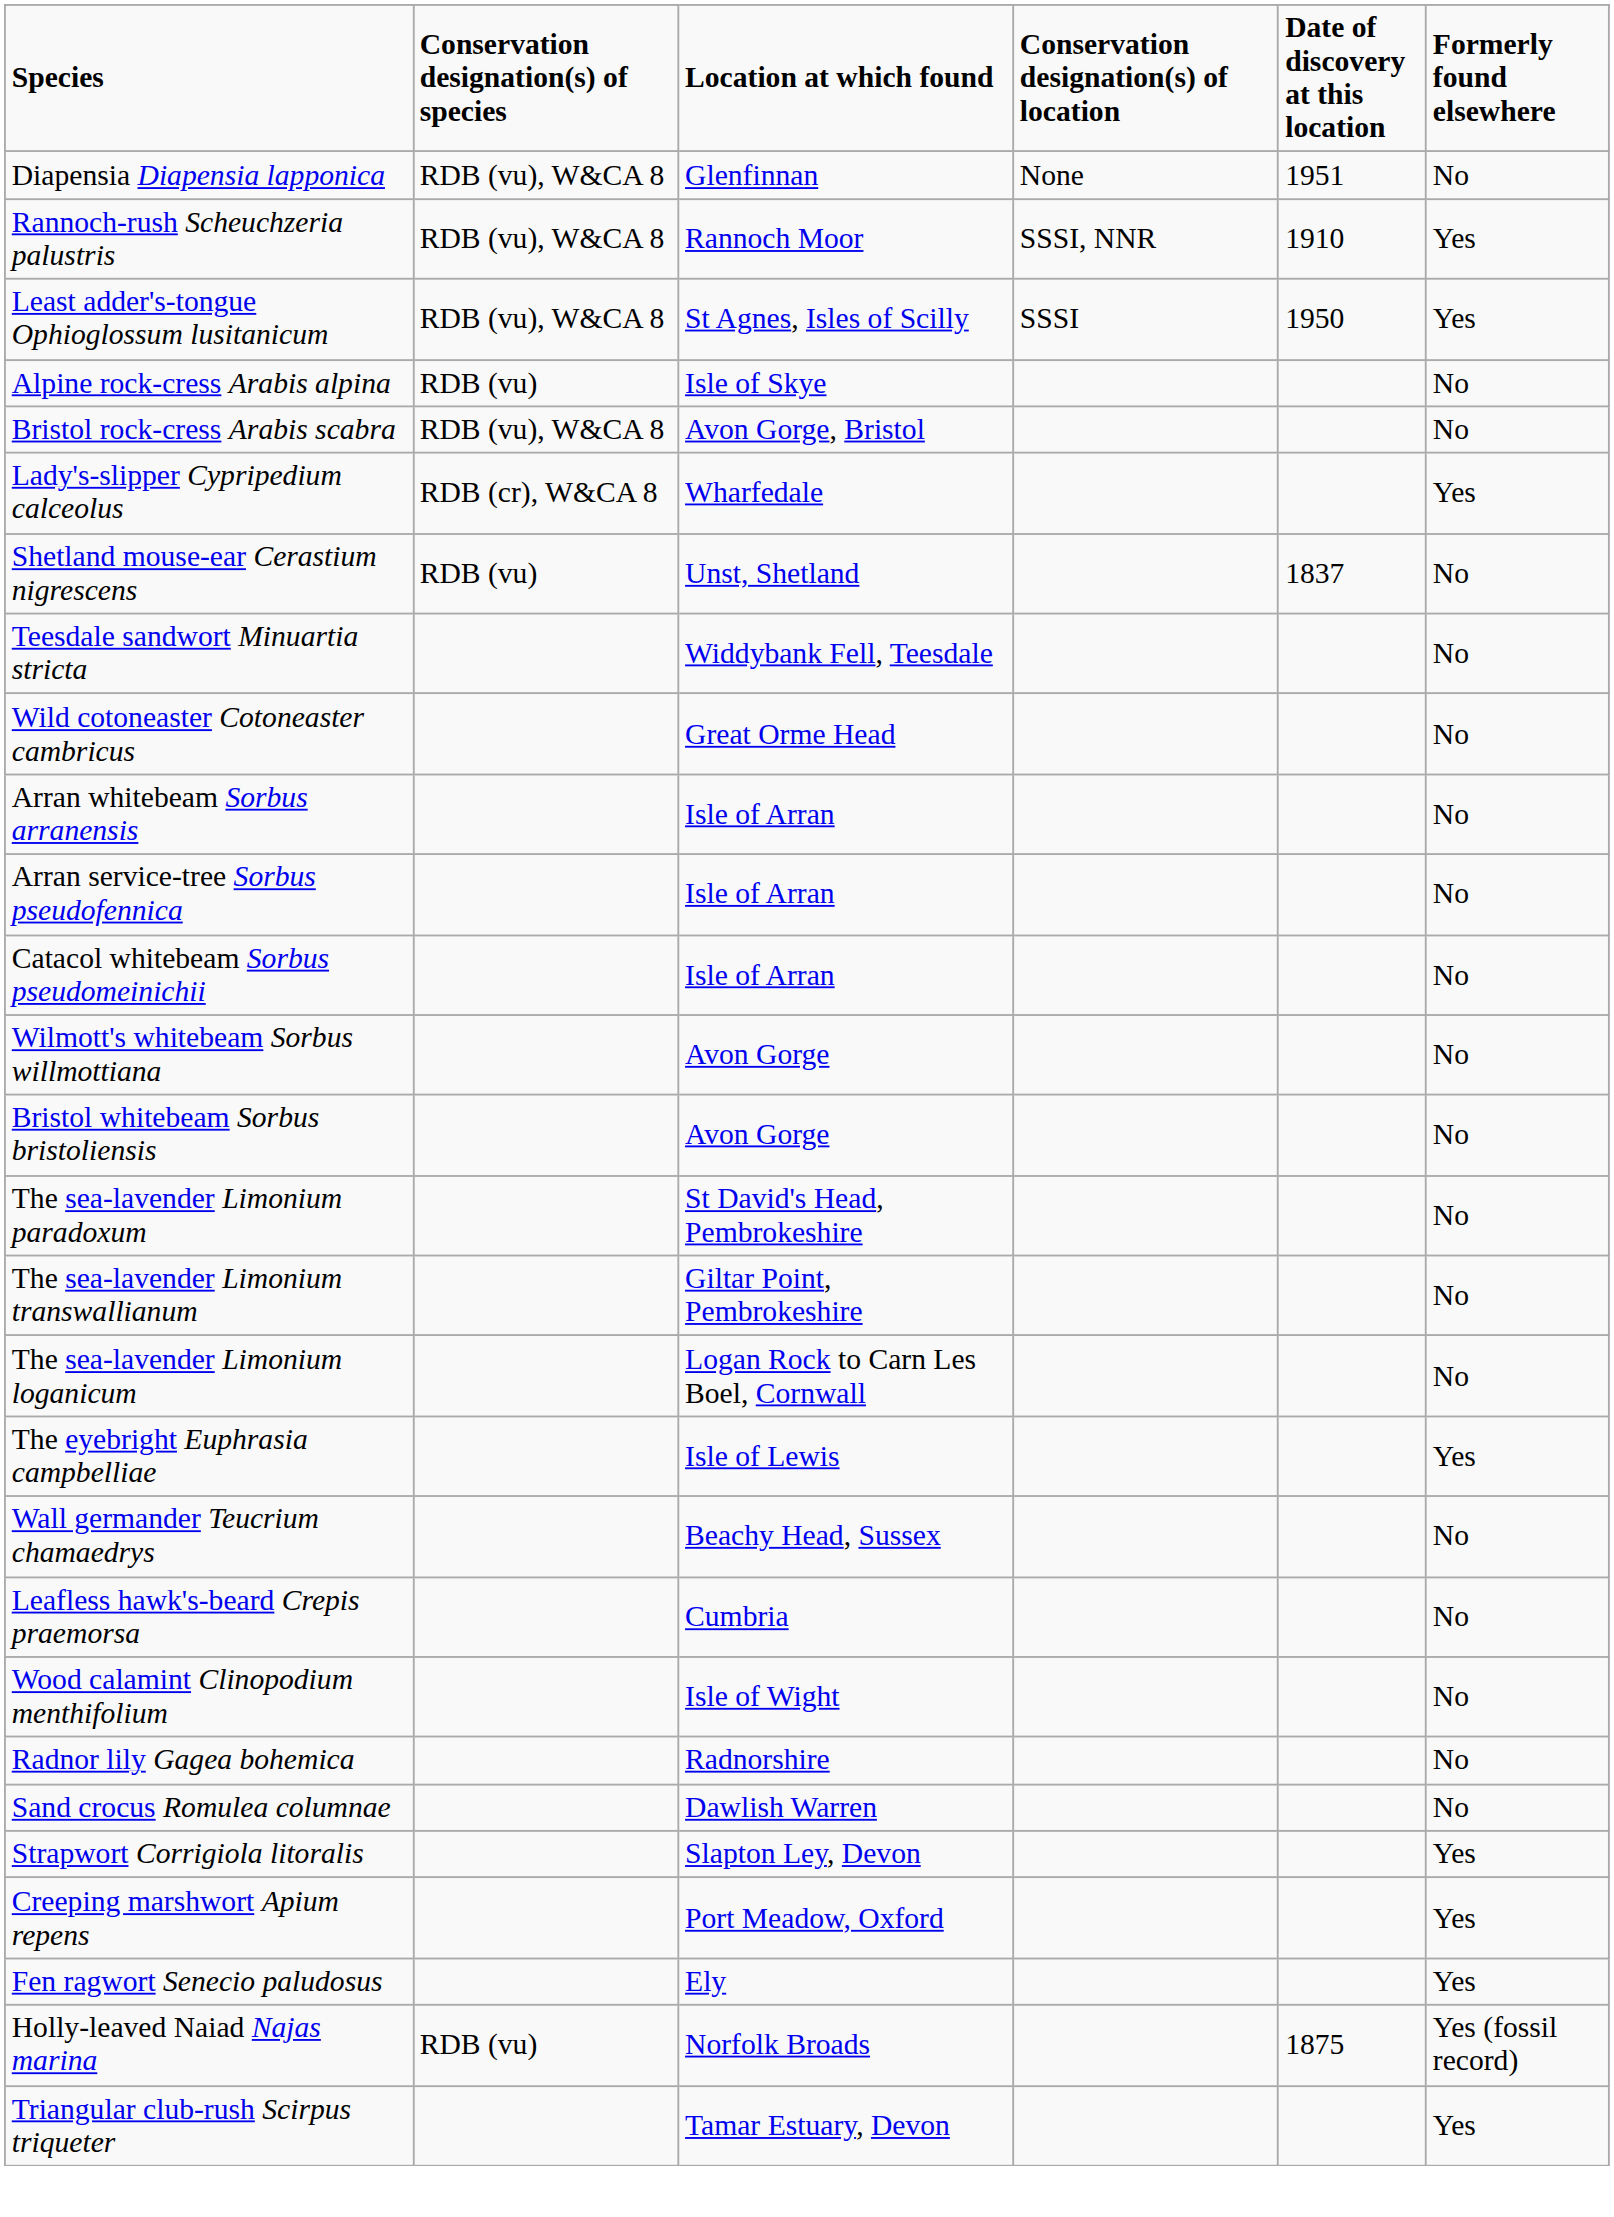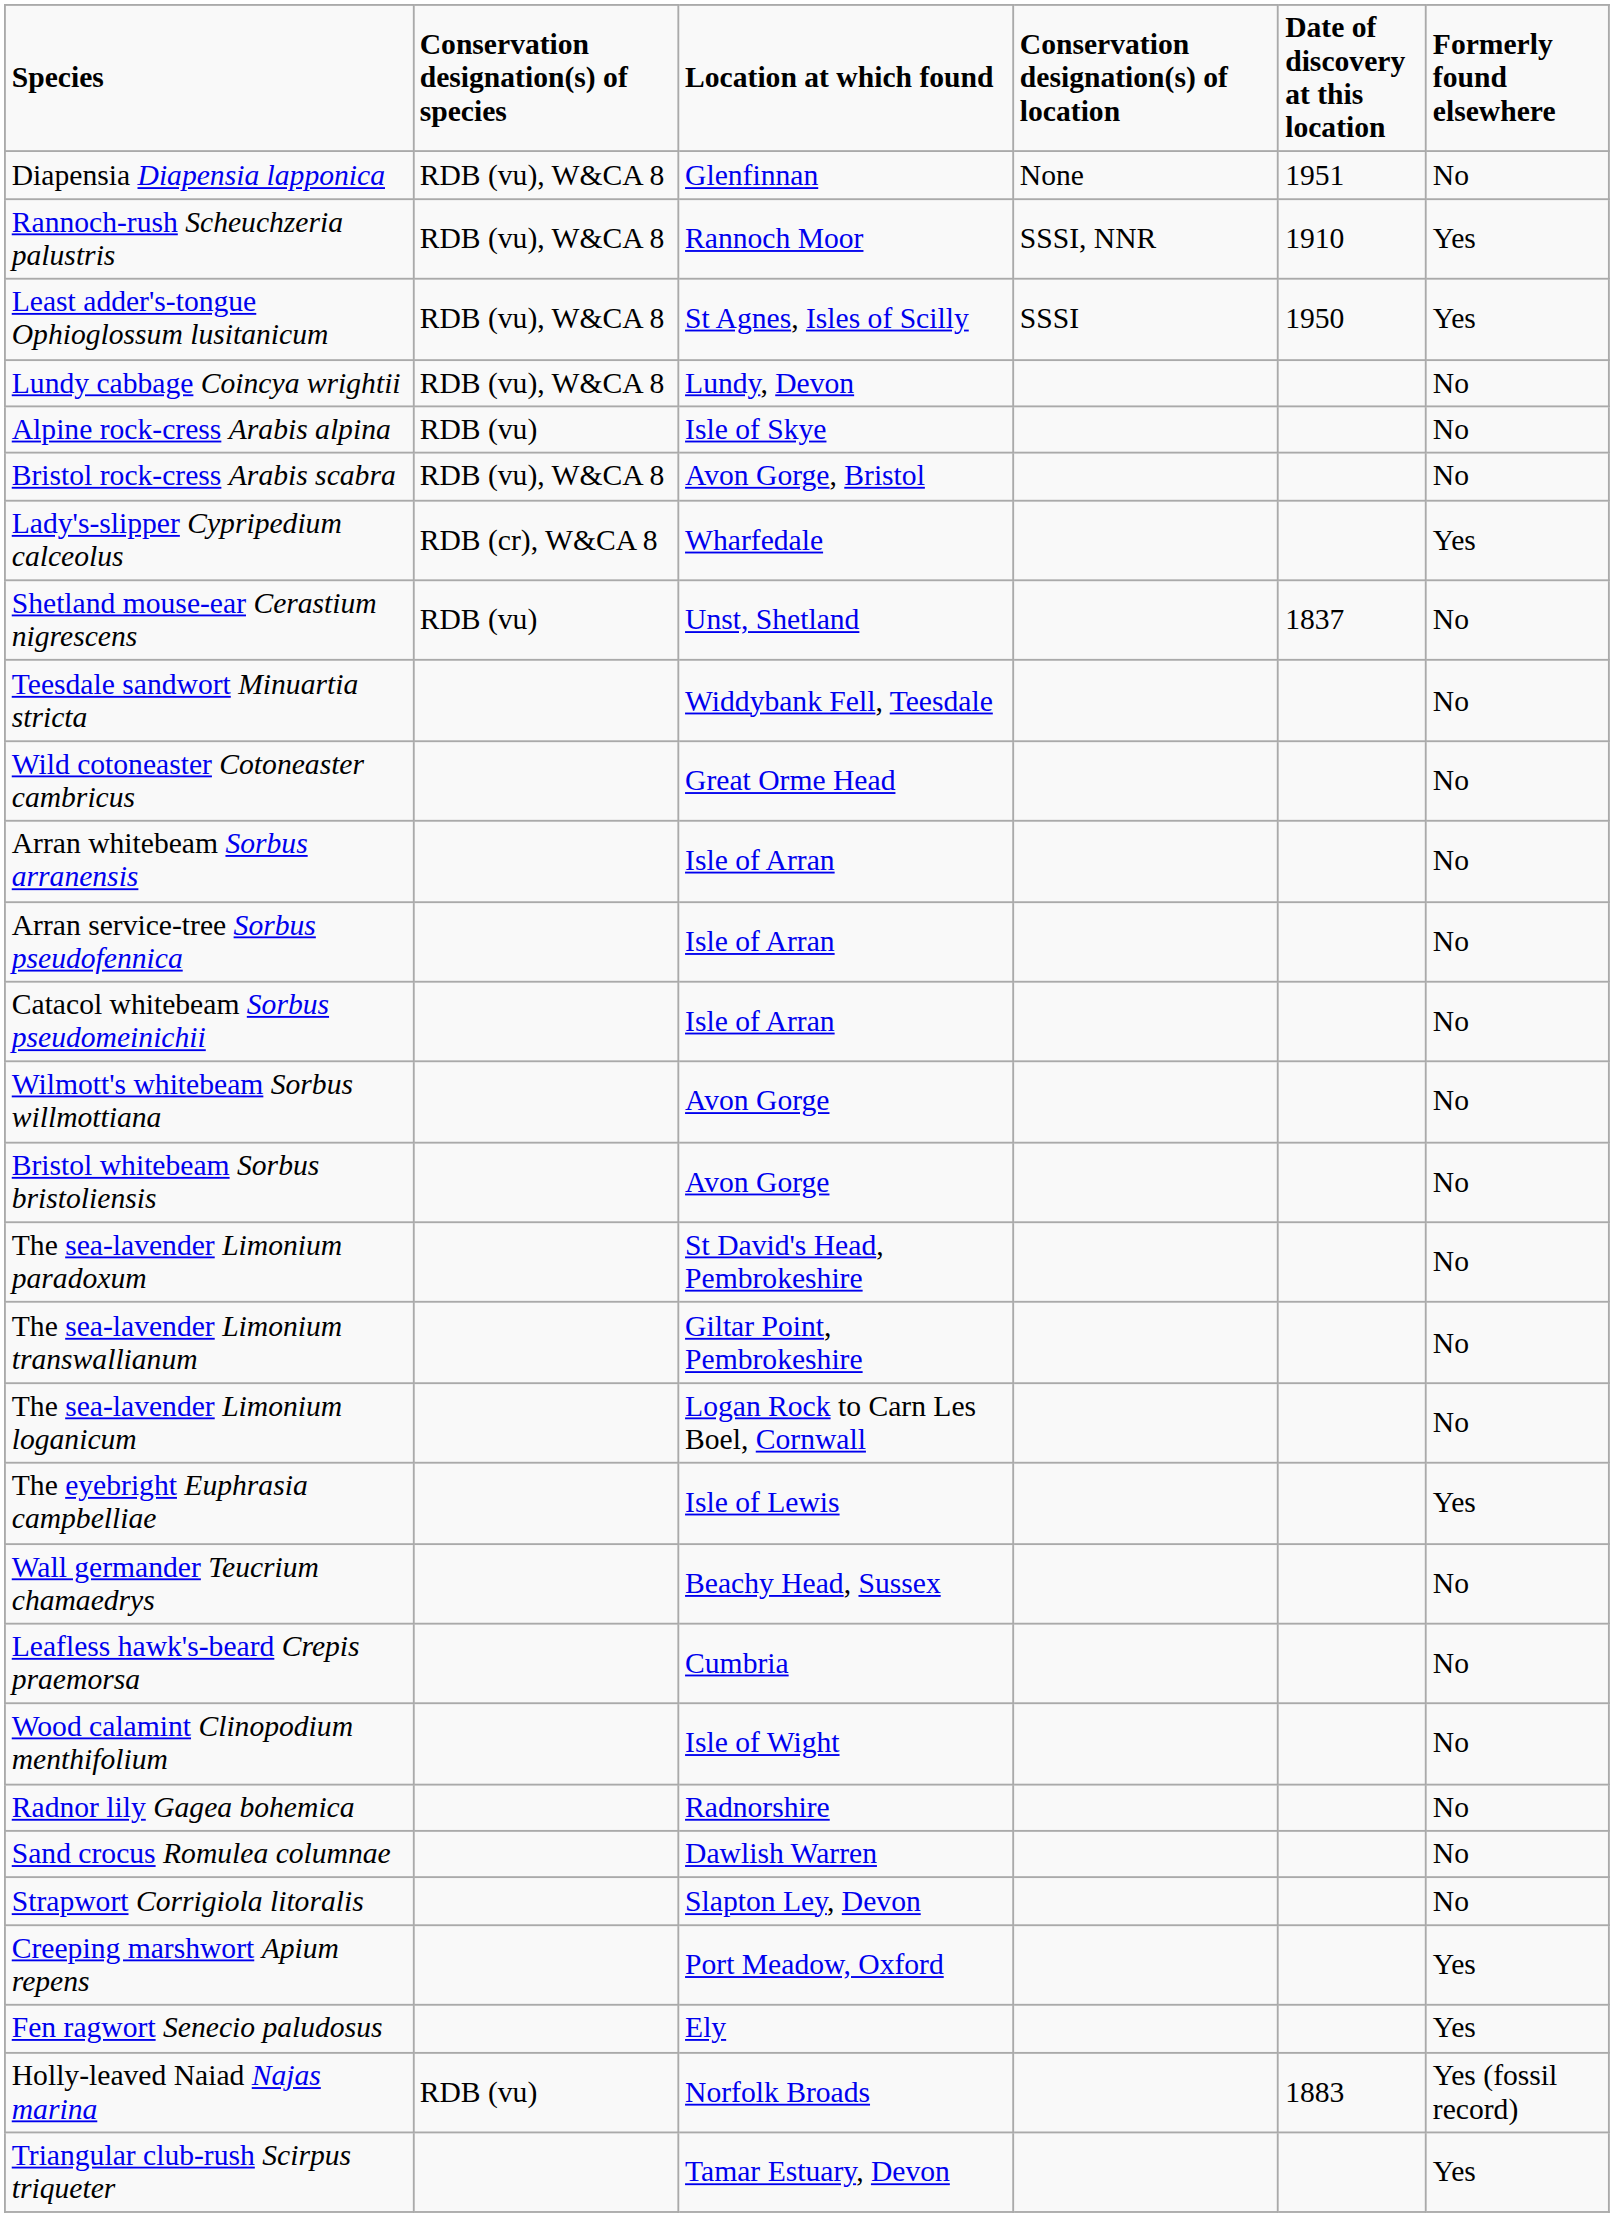+ row: (206, 382)
(1454, 1853) Yes -> (1451, 1900) No
(1315, 2044) 1875 -> (1315, 2091) 1883
